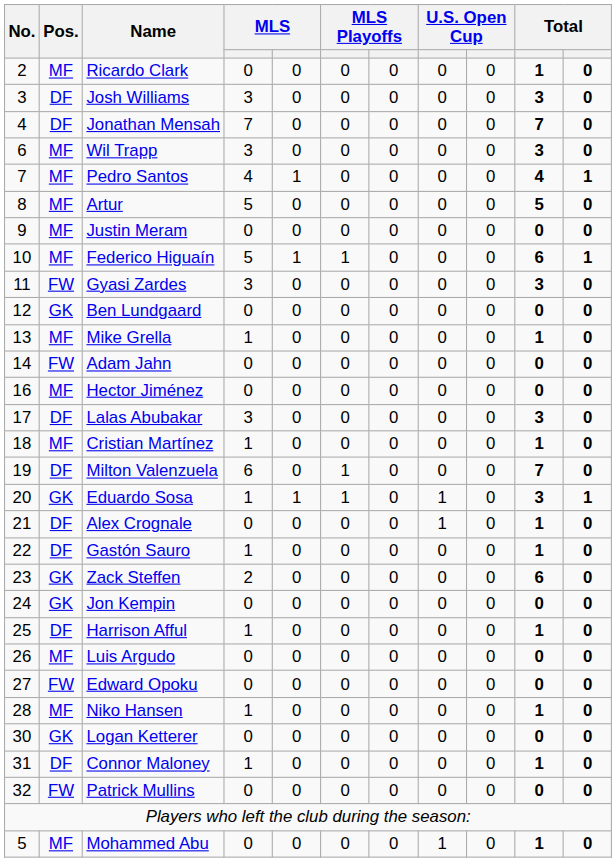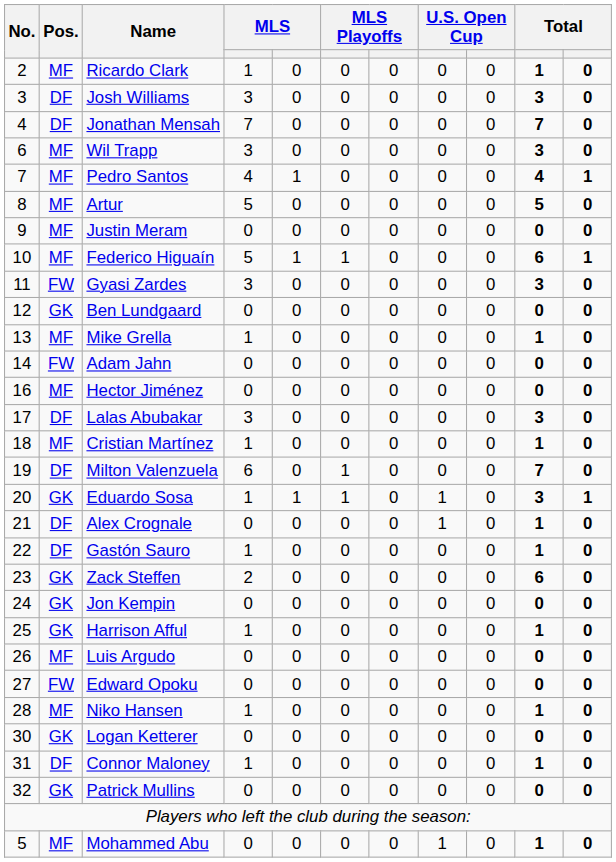(248, 71) 0 -> (248, 71) 1
(61, 630) DF -> (61, 630) GK
(61, 790) FW -> (61, 790) GK
